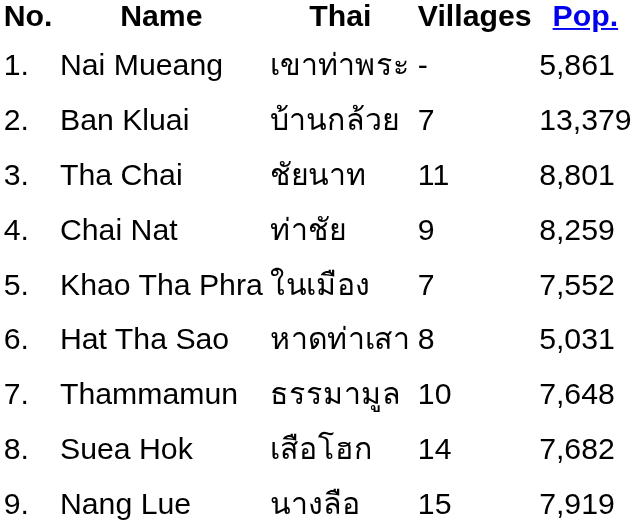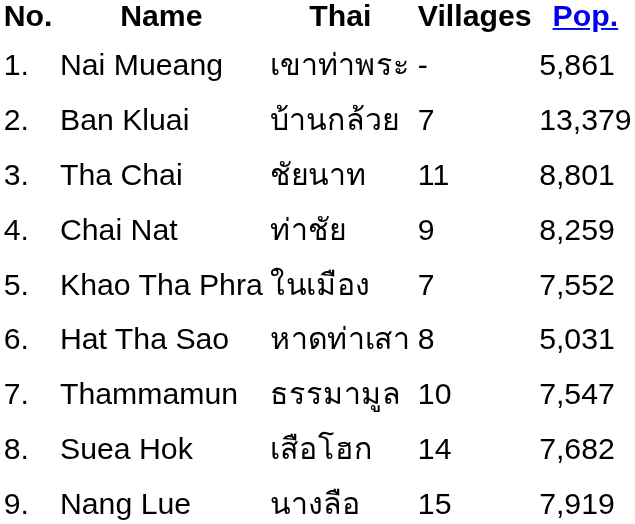(577, 393) 7,648 -> (577, 393) 7,547
